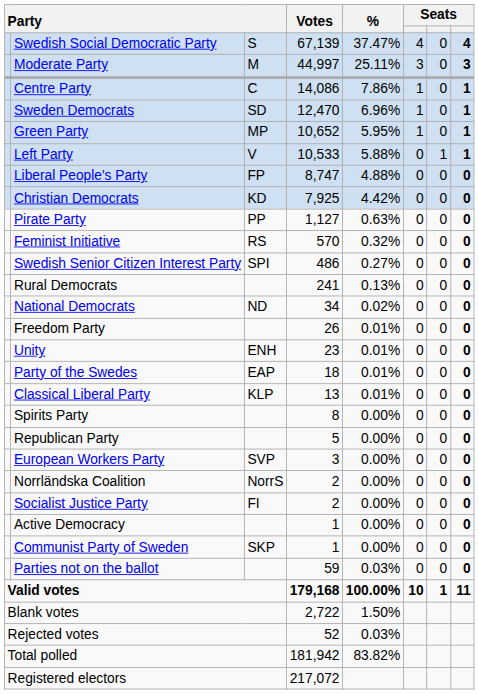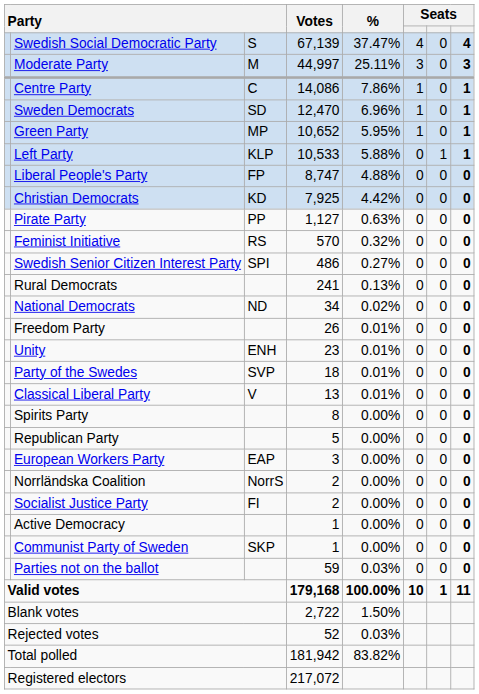(252, 154) V -> (260, 154) KLP
(261, 372) EAP -> (261, 372) SVP
(260, 394) KLP -> (252, 394) V
(261, 459) SVP -> (261, 459) EAP
